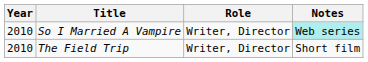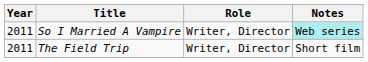(20, 31) 2010 -> (20, 31) 2011
(20, 48) 2010 -> (20, 48) 2011
